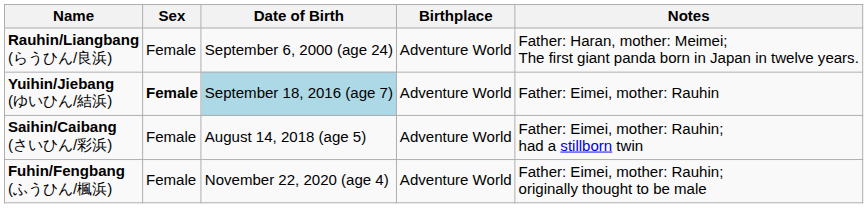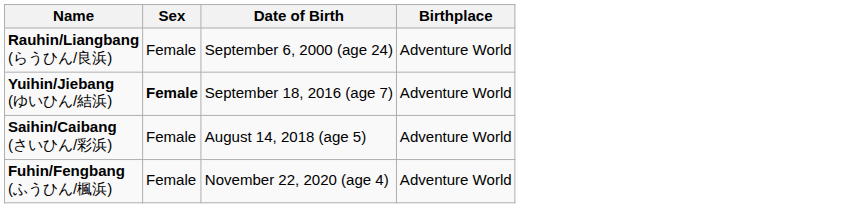- column: (689, 16)
(299, 93) lightblue background -> (299, 93) no background
